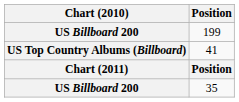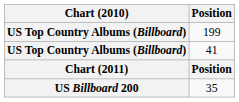(97, 32) US Billboard 200 -> (97, 32) US Top Country Albums (Billboard)
